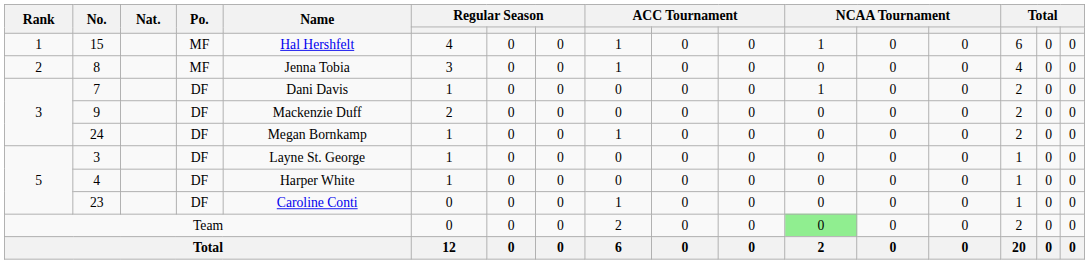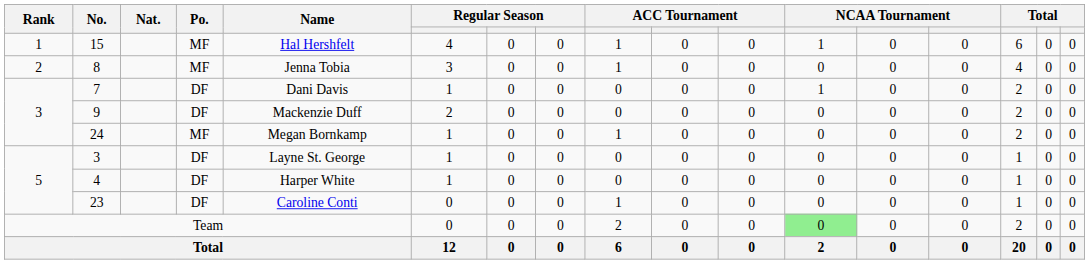(199, 135) DF -> (199, 135) MF
